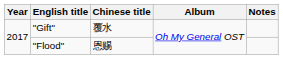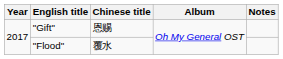(102, 28) 覆水 -> (102, 28) 恩赐
(102, 45) 恩赐 -> (102, 45) 覆水
